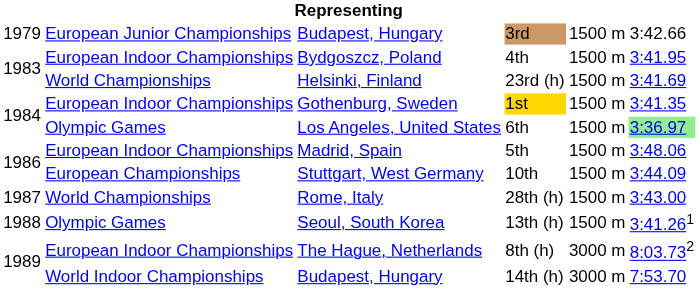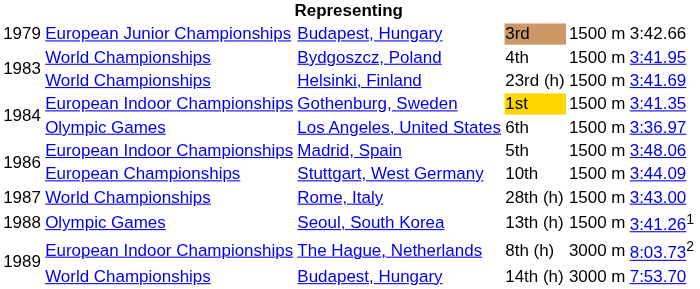(169, 57) European Indoor Championships -> (128, 57) World Championships
(658, 127) lightgreen background -> (658, 127) no background
(154, 276) World Indoor Championships -> (128, 276) World Championships
